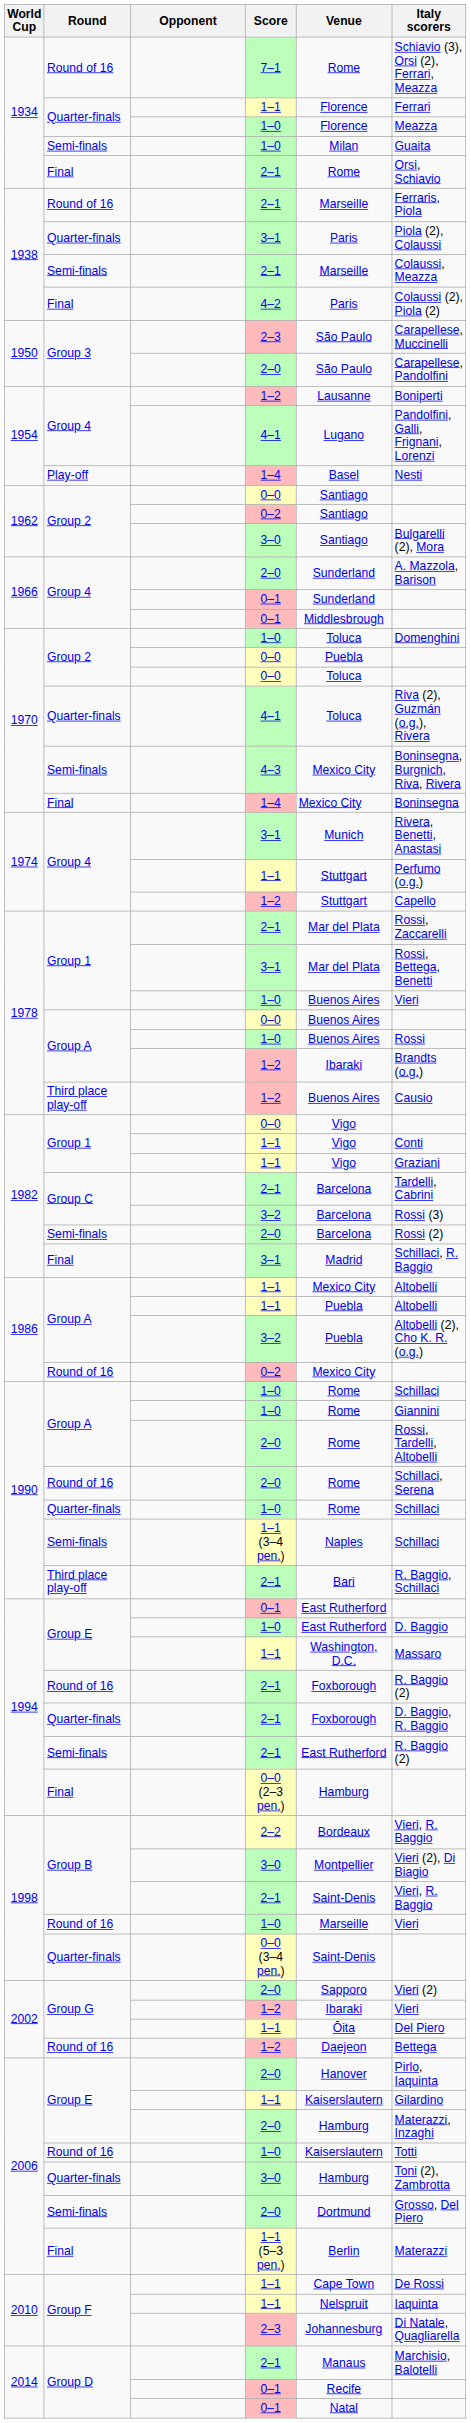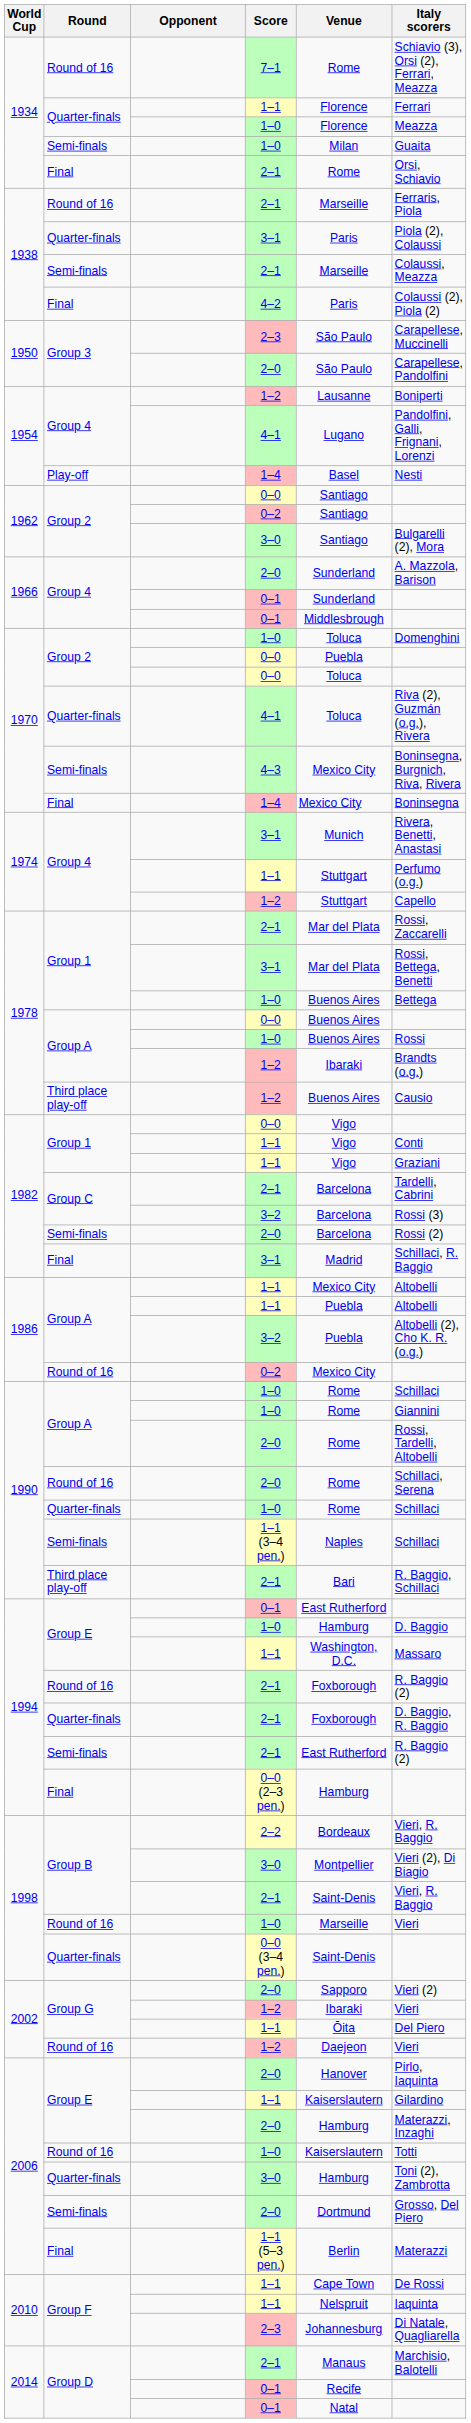(407, 1000) Vieri -> (416, 1000) Bettega
(344, 1627) East Rutherford -> (344, 1627) Hamburg
(416, 2048) Bettega -> (407, 2048) Vieri
